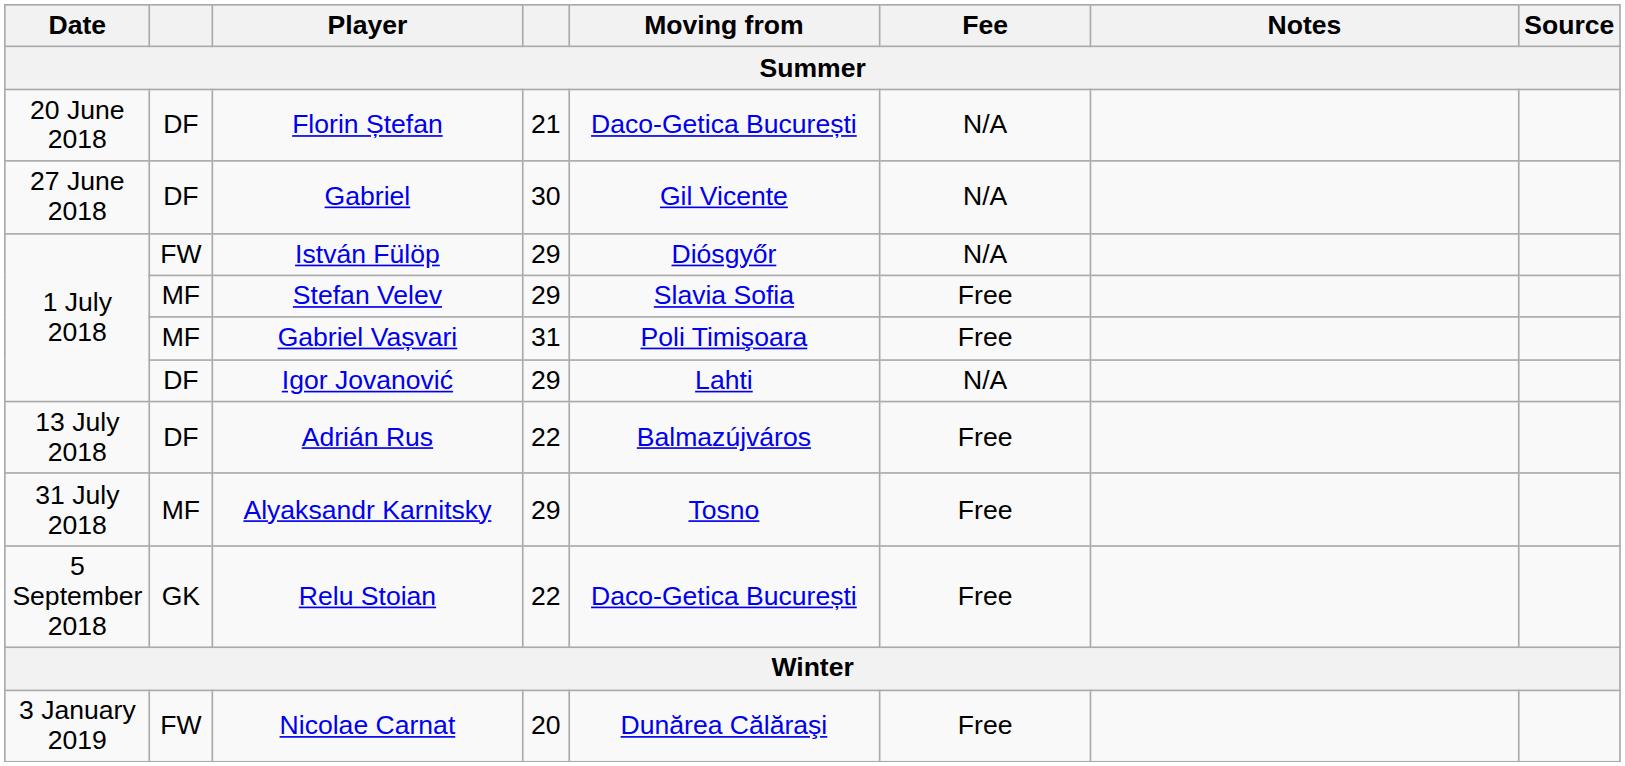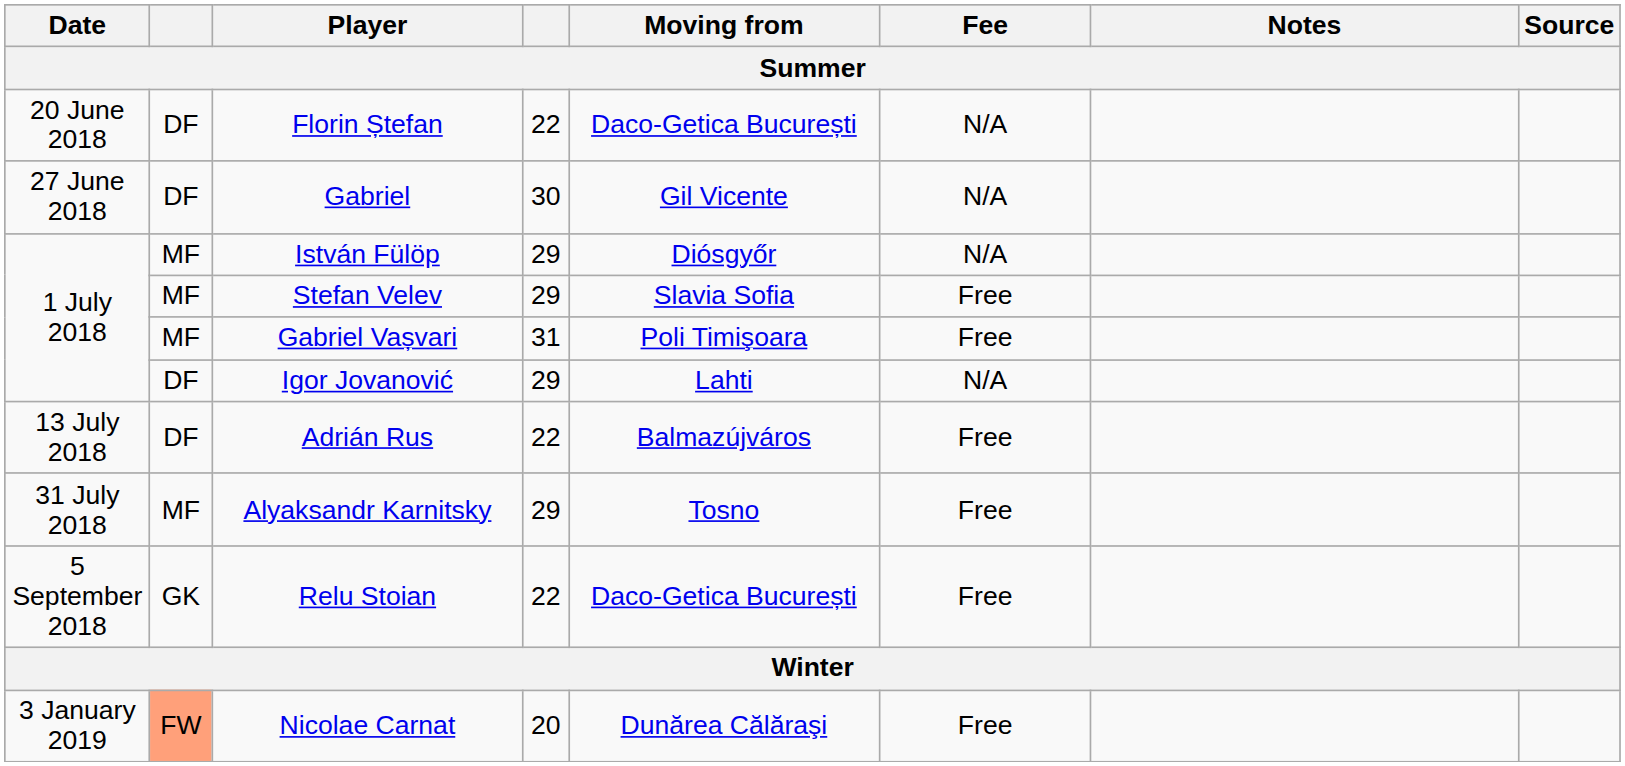(546, 124) 21 -> (546, 124) 22
(181, 253) FW -> (181, 253) MF
(181, 725) no background -> (181, 725) lightsalmon background
